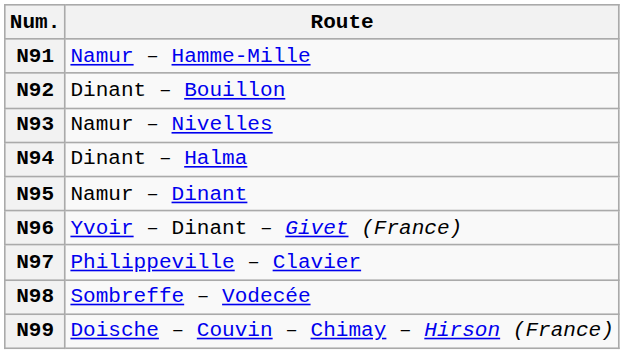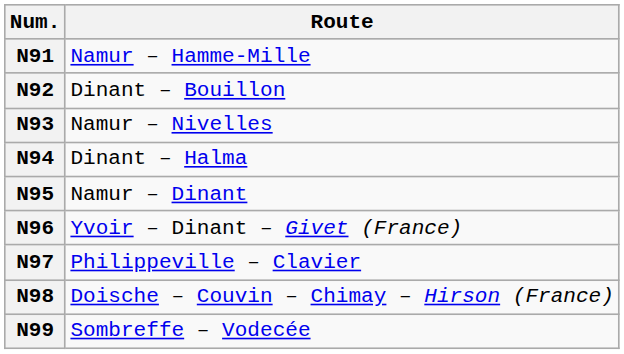(190, 297) Sombreffe – Vodecée -> (342, 297) Doische – Couvin – Chimay – Hirson (France)
(342, 331) Doische – Couvin – Chimay – Hirson (France) -> (190, 331) Sombreffe – Vodecée
